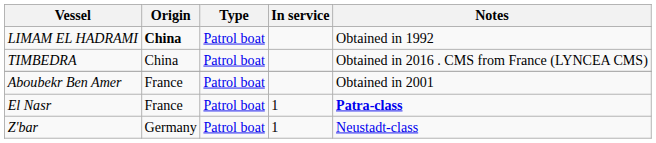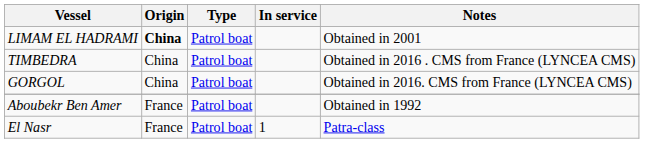(385, 37) Obtained in 1992 -> (372, 37) Obtained in 2001
+ row: (36, 82)
(385, 82) Obtained in 2001 -> (372, 104) Obtained in 1992
(369, 104) bold -> (354, 127) normal
- row: (23, 127)
